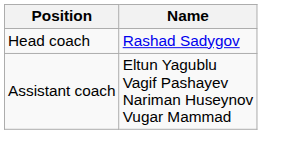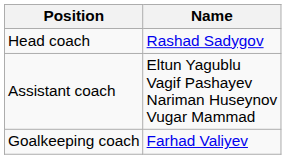+ row: (74, 141)
